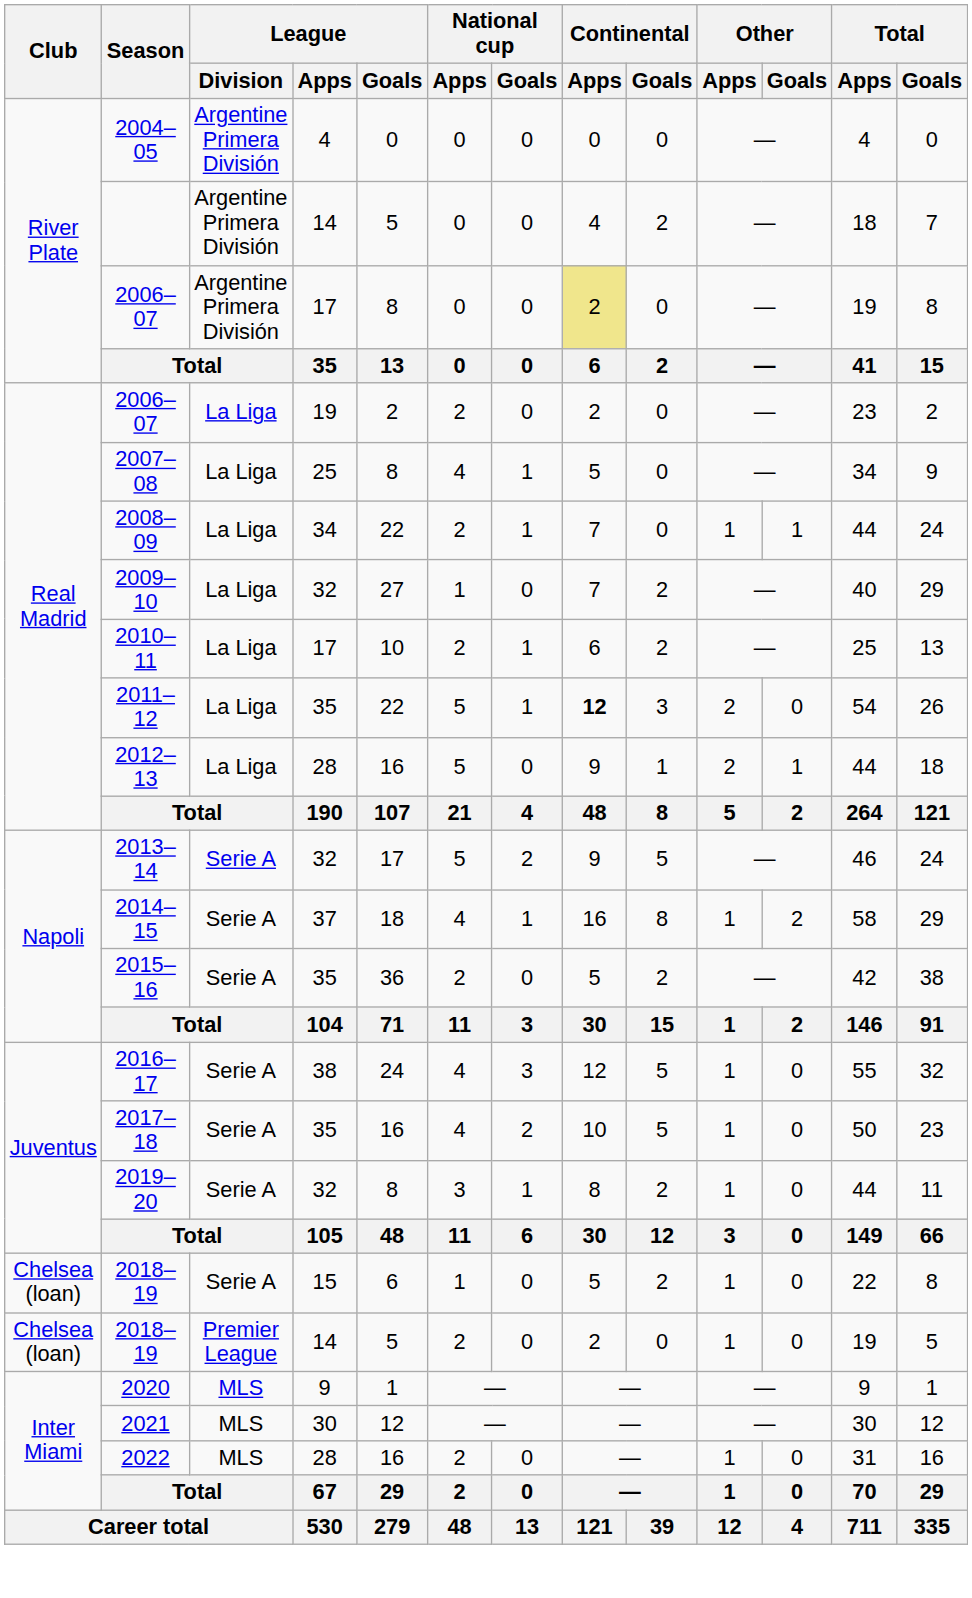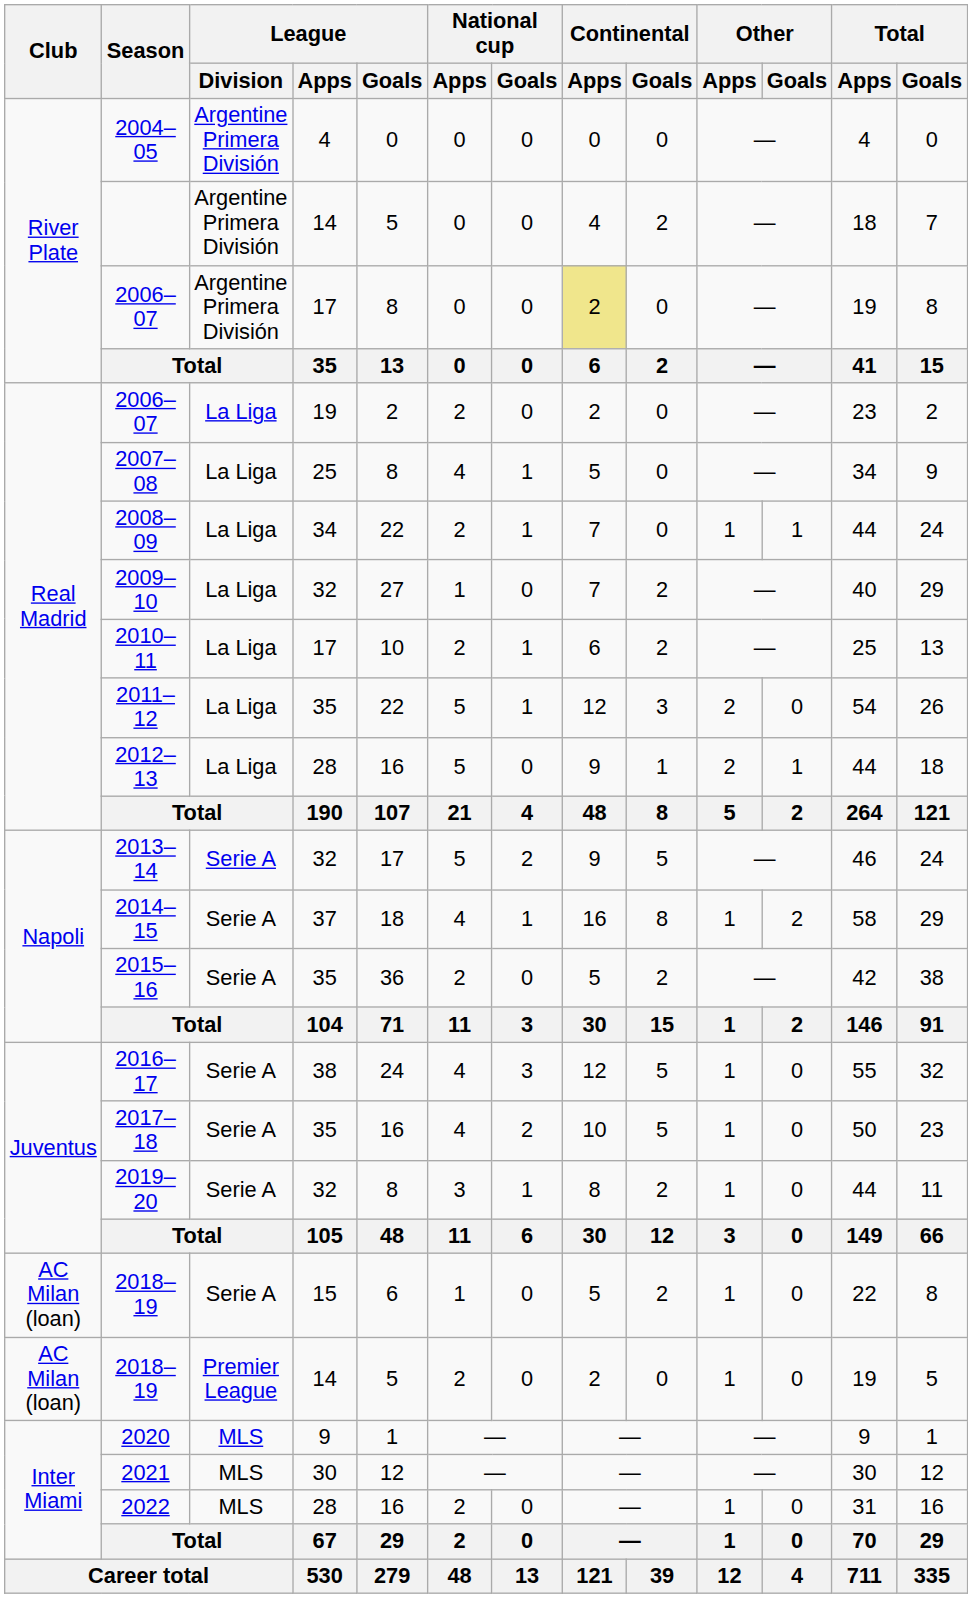(595, 707) bold -> (595, 707) normal
(53, 1282) Chelsea (loan) -> (53, 1295) AC Milan (loan)
(53, 1341) Chelsea (loan) -> (53, 1378) AC Milan (loan)
